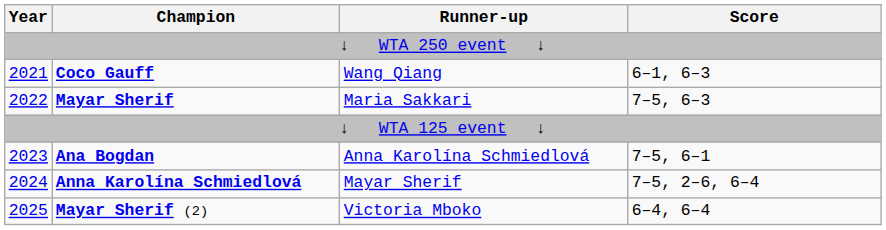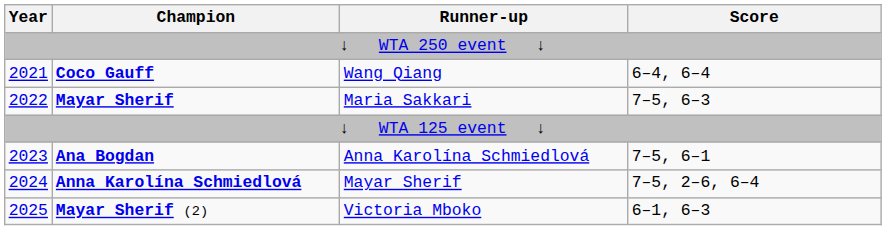(671, 73) 6–1, 6–3 -> (671, 73) 6–4, 6–4
(671, 211) 6–4, 6–4 -> (671, 211) 6–1, 6–3
